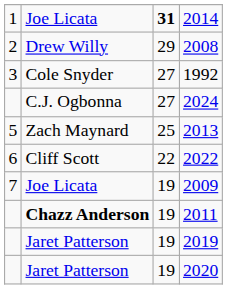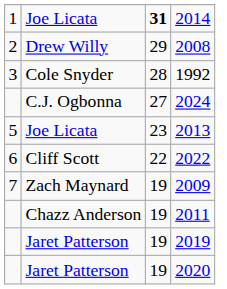(166, 74) 27 -> (158, 74) 28
(77, 130) Zach Maynard -> (61, 130) Joe Licata
(166, 130) 25 -> (158, 130) 23
(61, 185) Joe Licata -> (77, 185) Zach Maynard
(87, 213) bold -> (83, 213) normal
